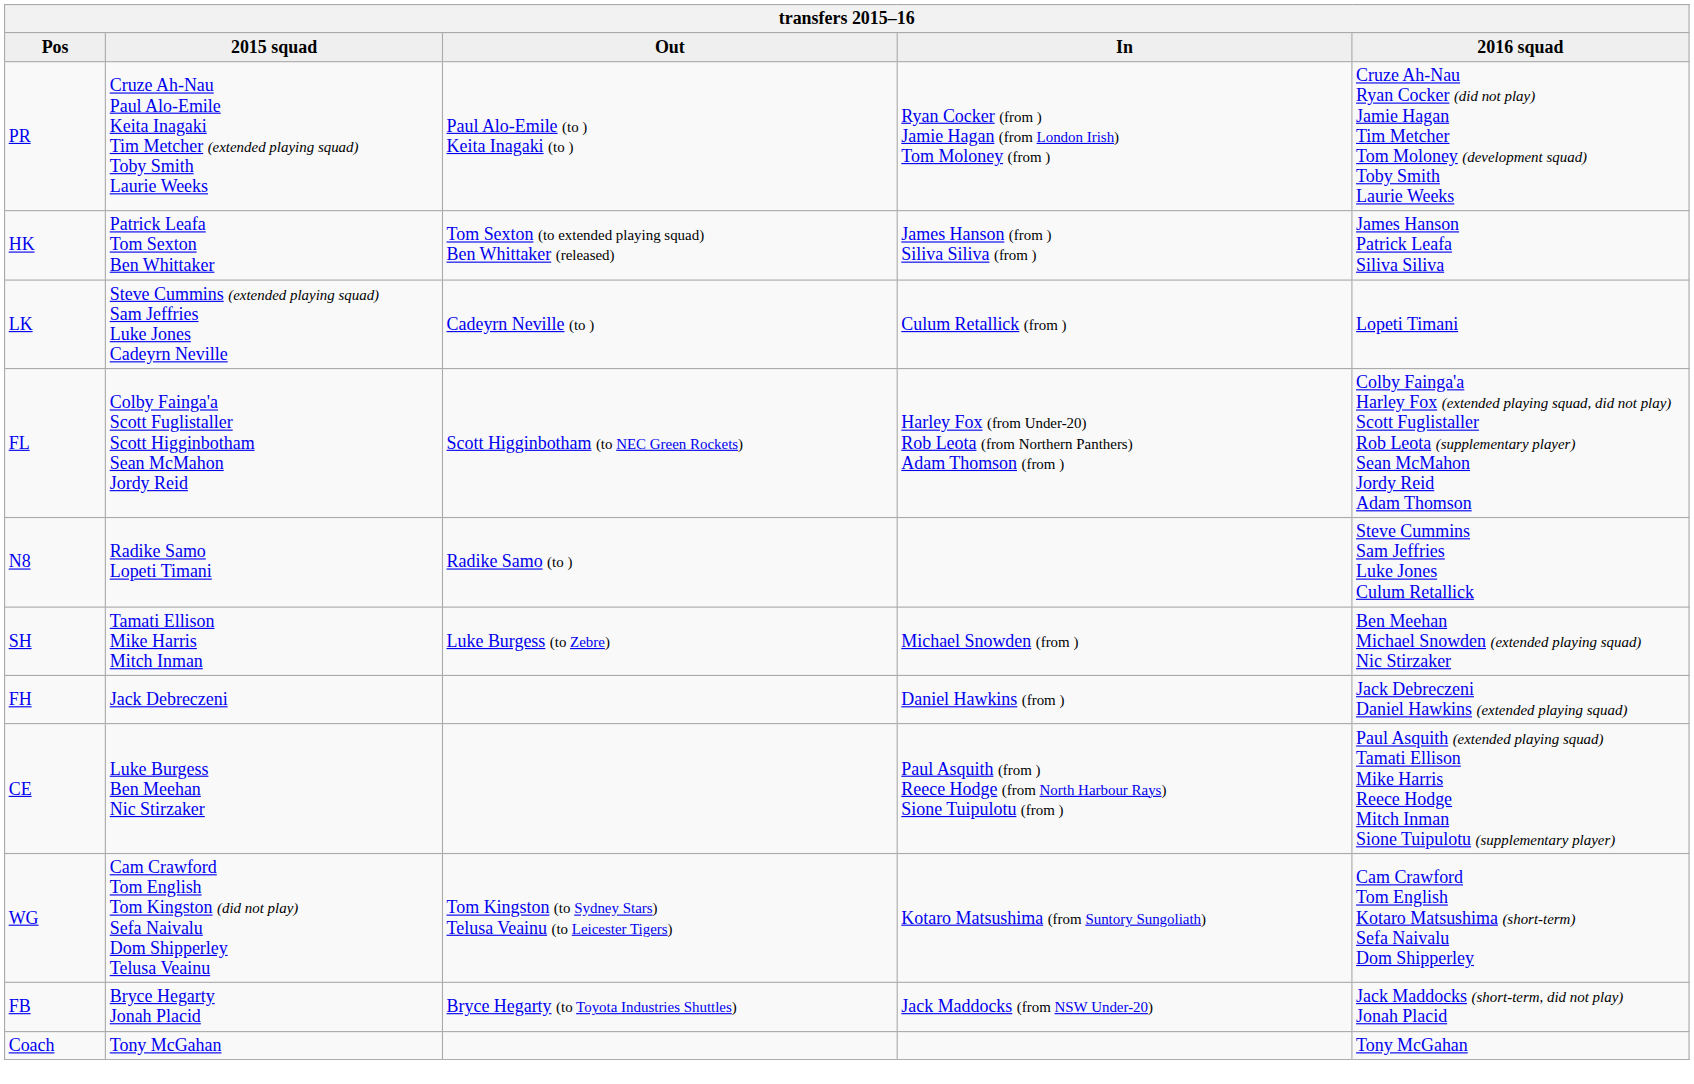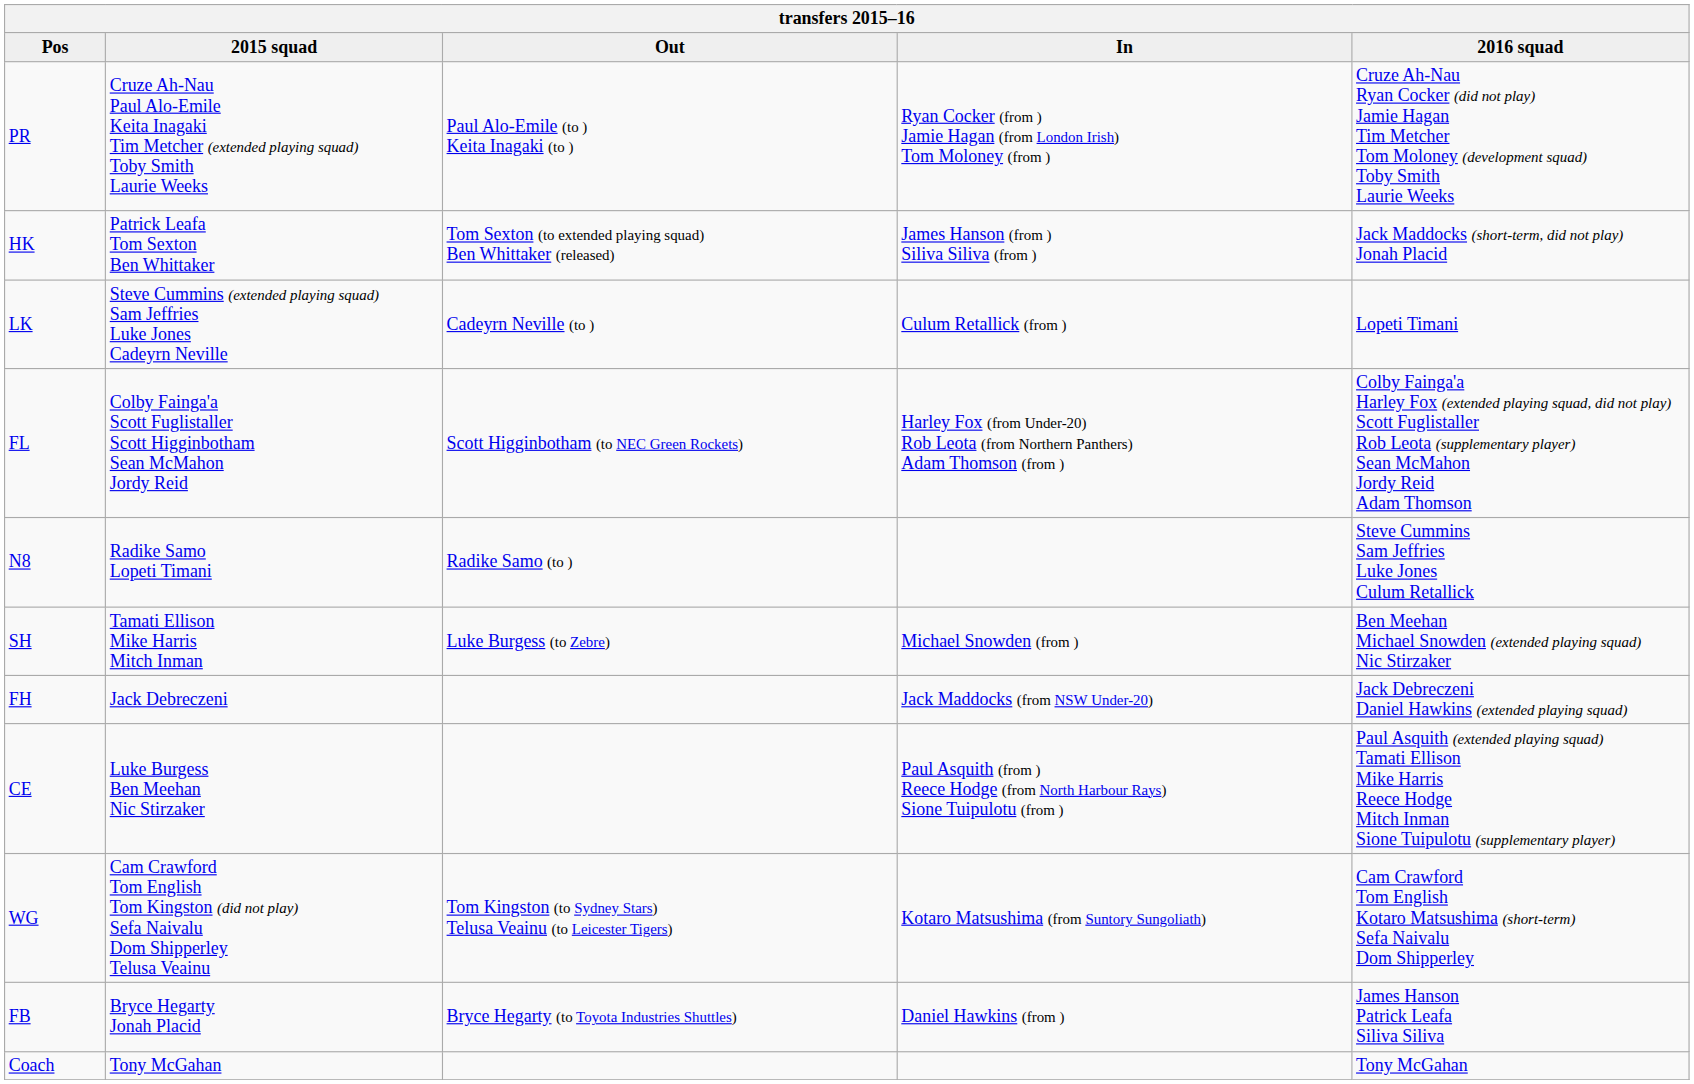(1408, 245) James Hanson Patrick Leafa Siliva Siliva -> (1490, 245) Jack Maddocks (short-term, did not play) Jonah Placid
(983, 699) Daniel Hawkins (from ) -> (1027, 699) Jack Maddocks (from NSW Under-20)
(1027, 1006) Jack Maddocks (from NSW Under-20) -> (983, 1016) Daniel Hawkins (from )
(1490, 1006) Jack Maddocks (short-term, did not play) Jonah Placid -> (1408, 1016) James Hanson Patrick Leafa Siliva Siliva
